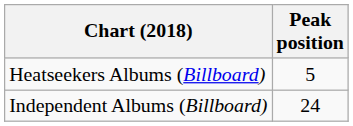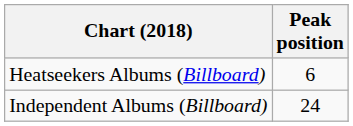(310, 74) 5 -> (310, 74) 6
